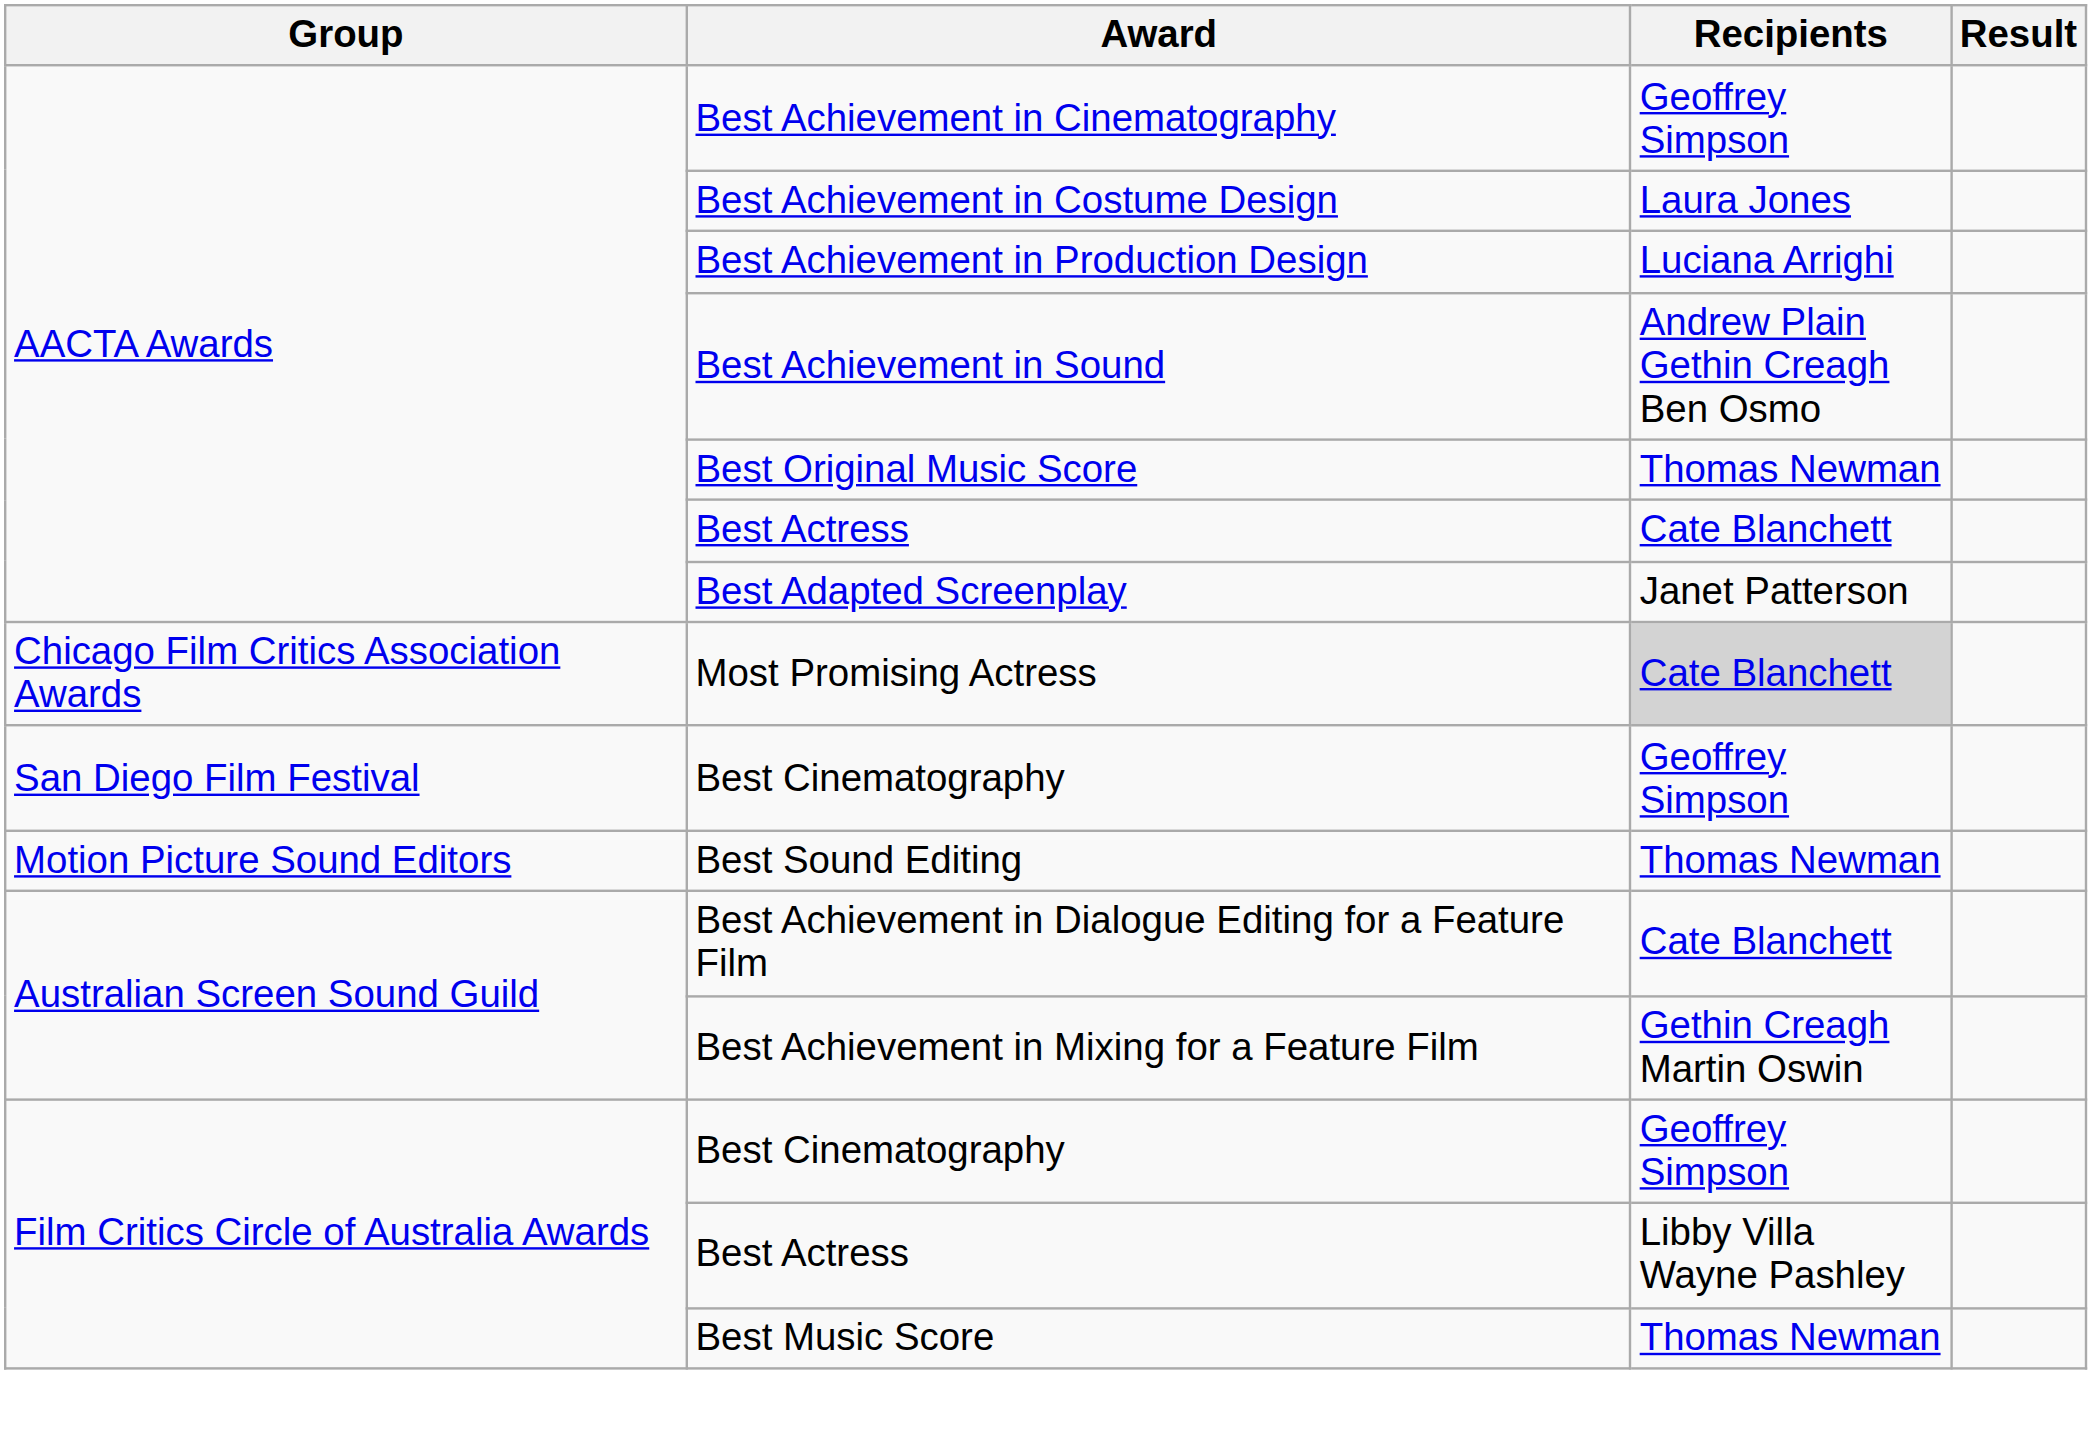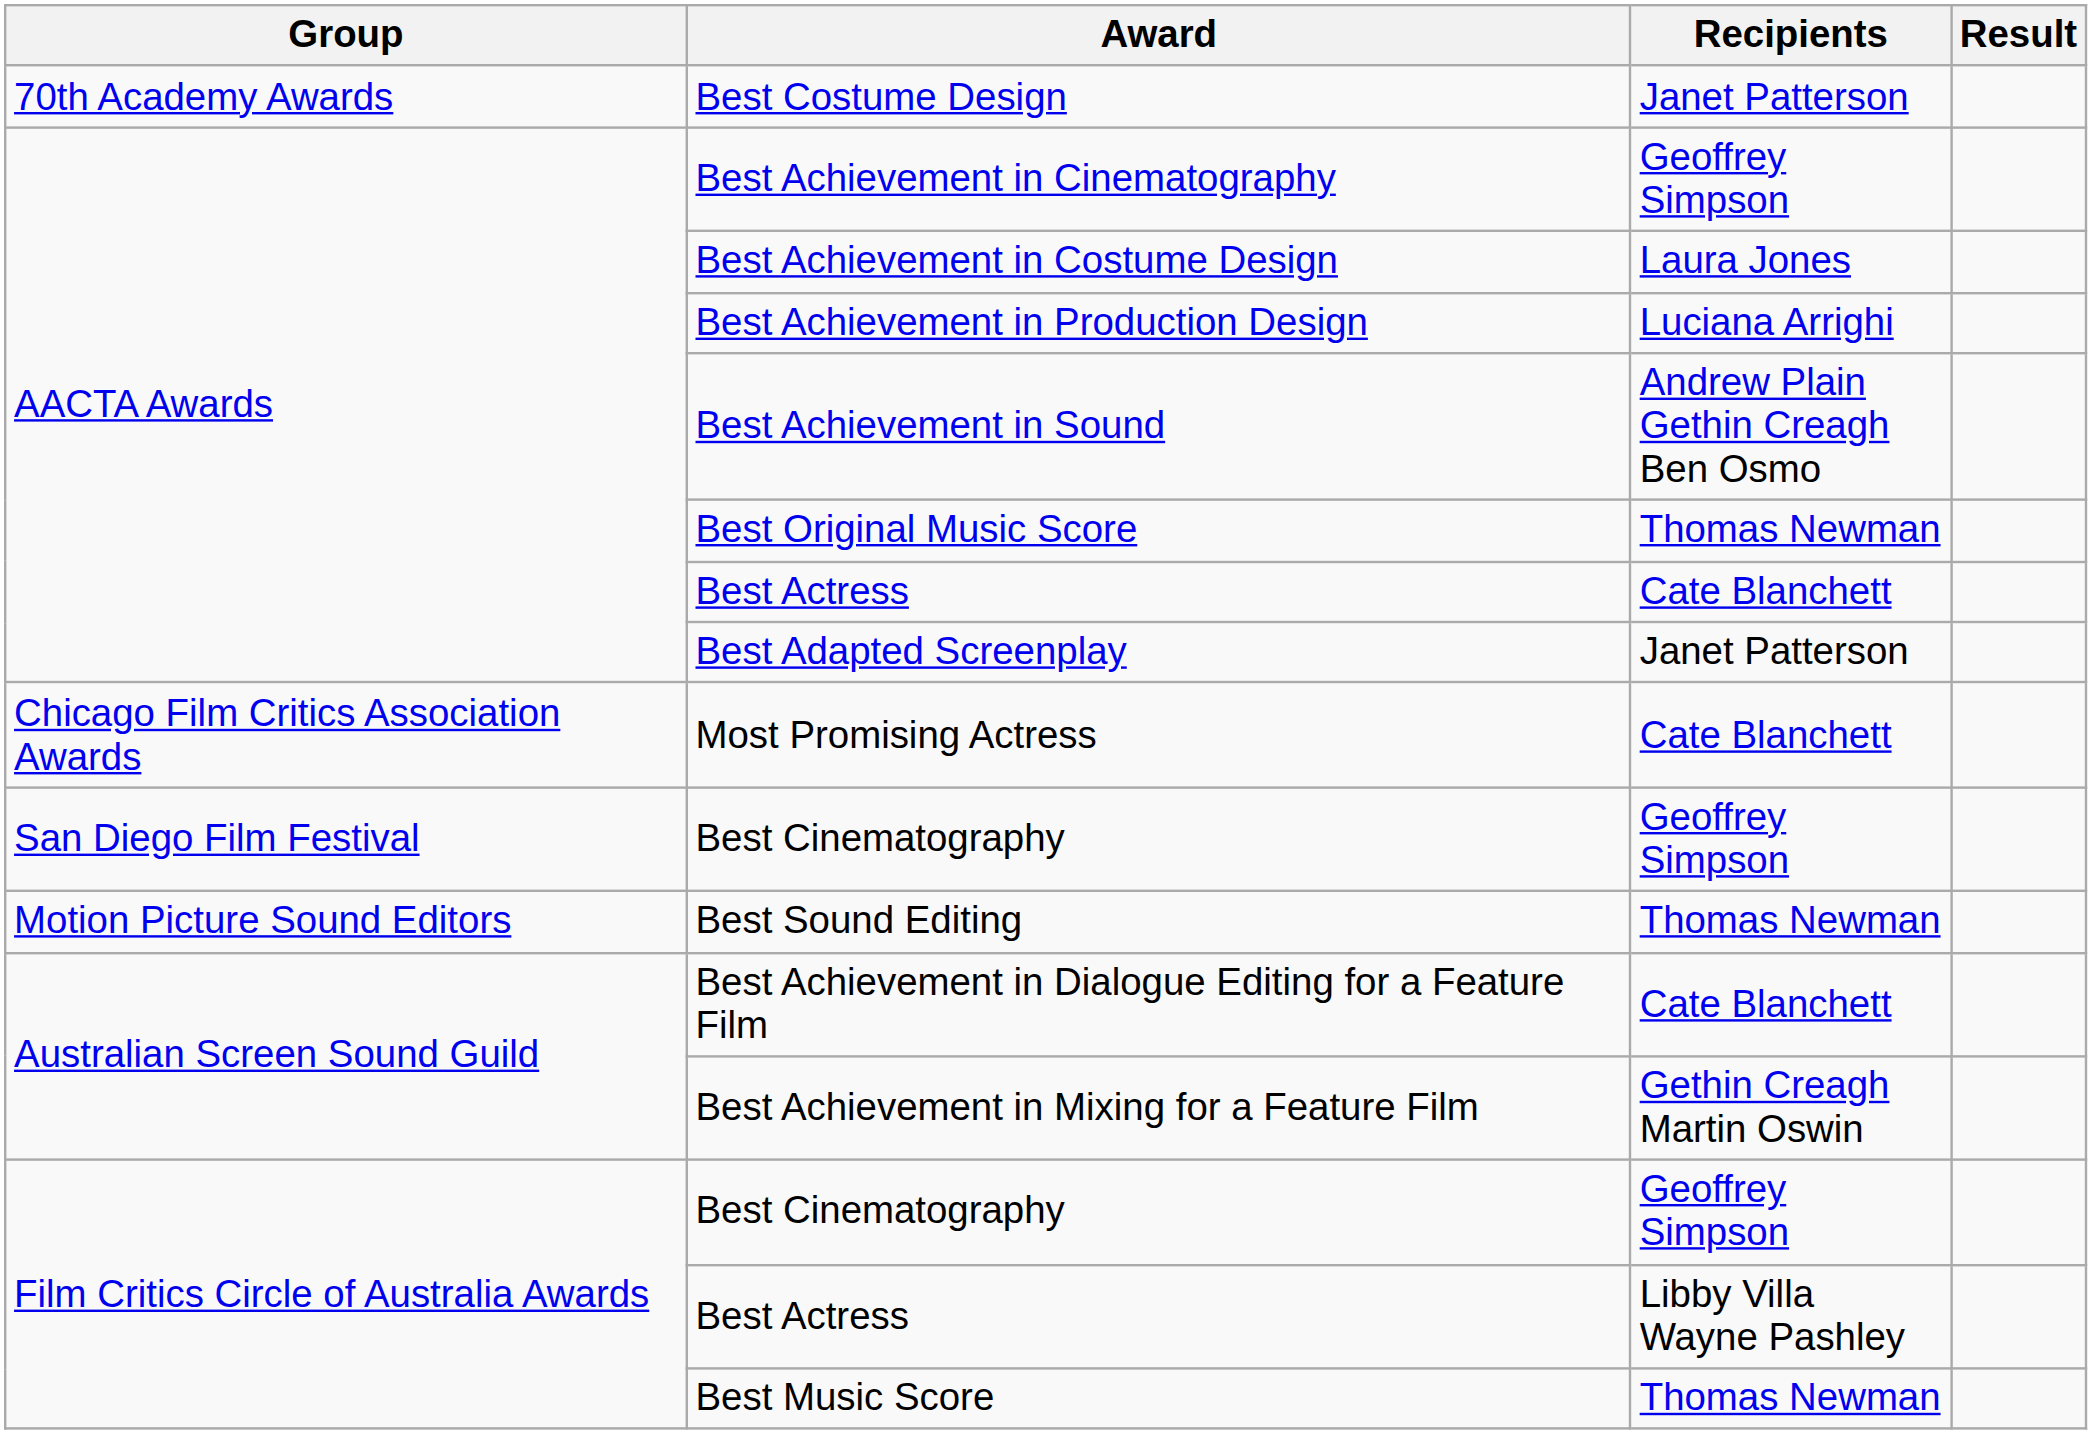+ row: (204, 95)
(1766, 673) lightgrey background -> (1766, 734) no background
